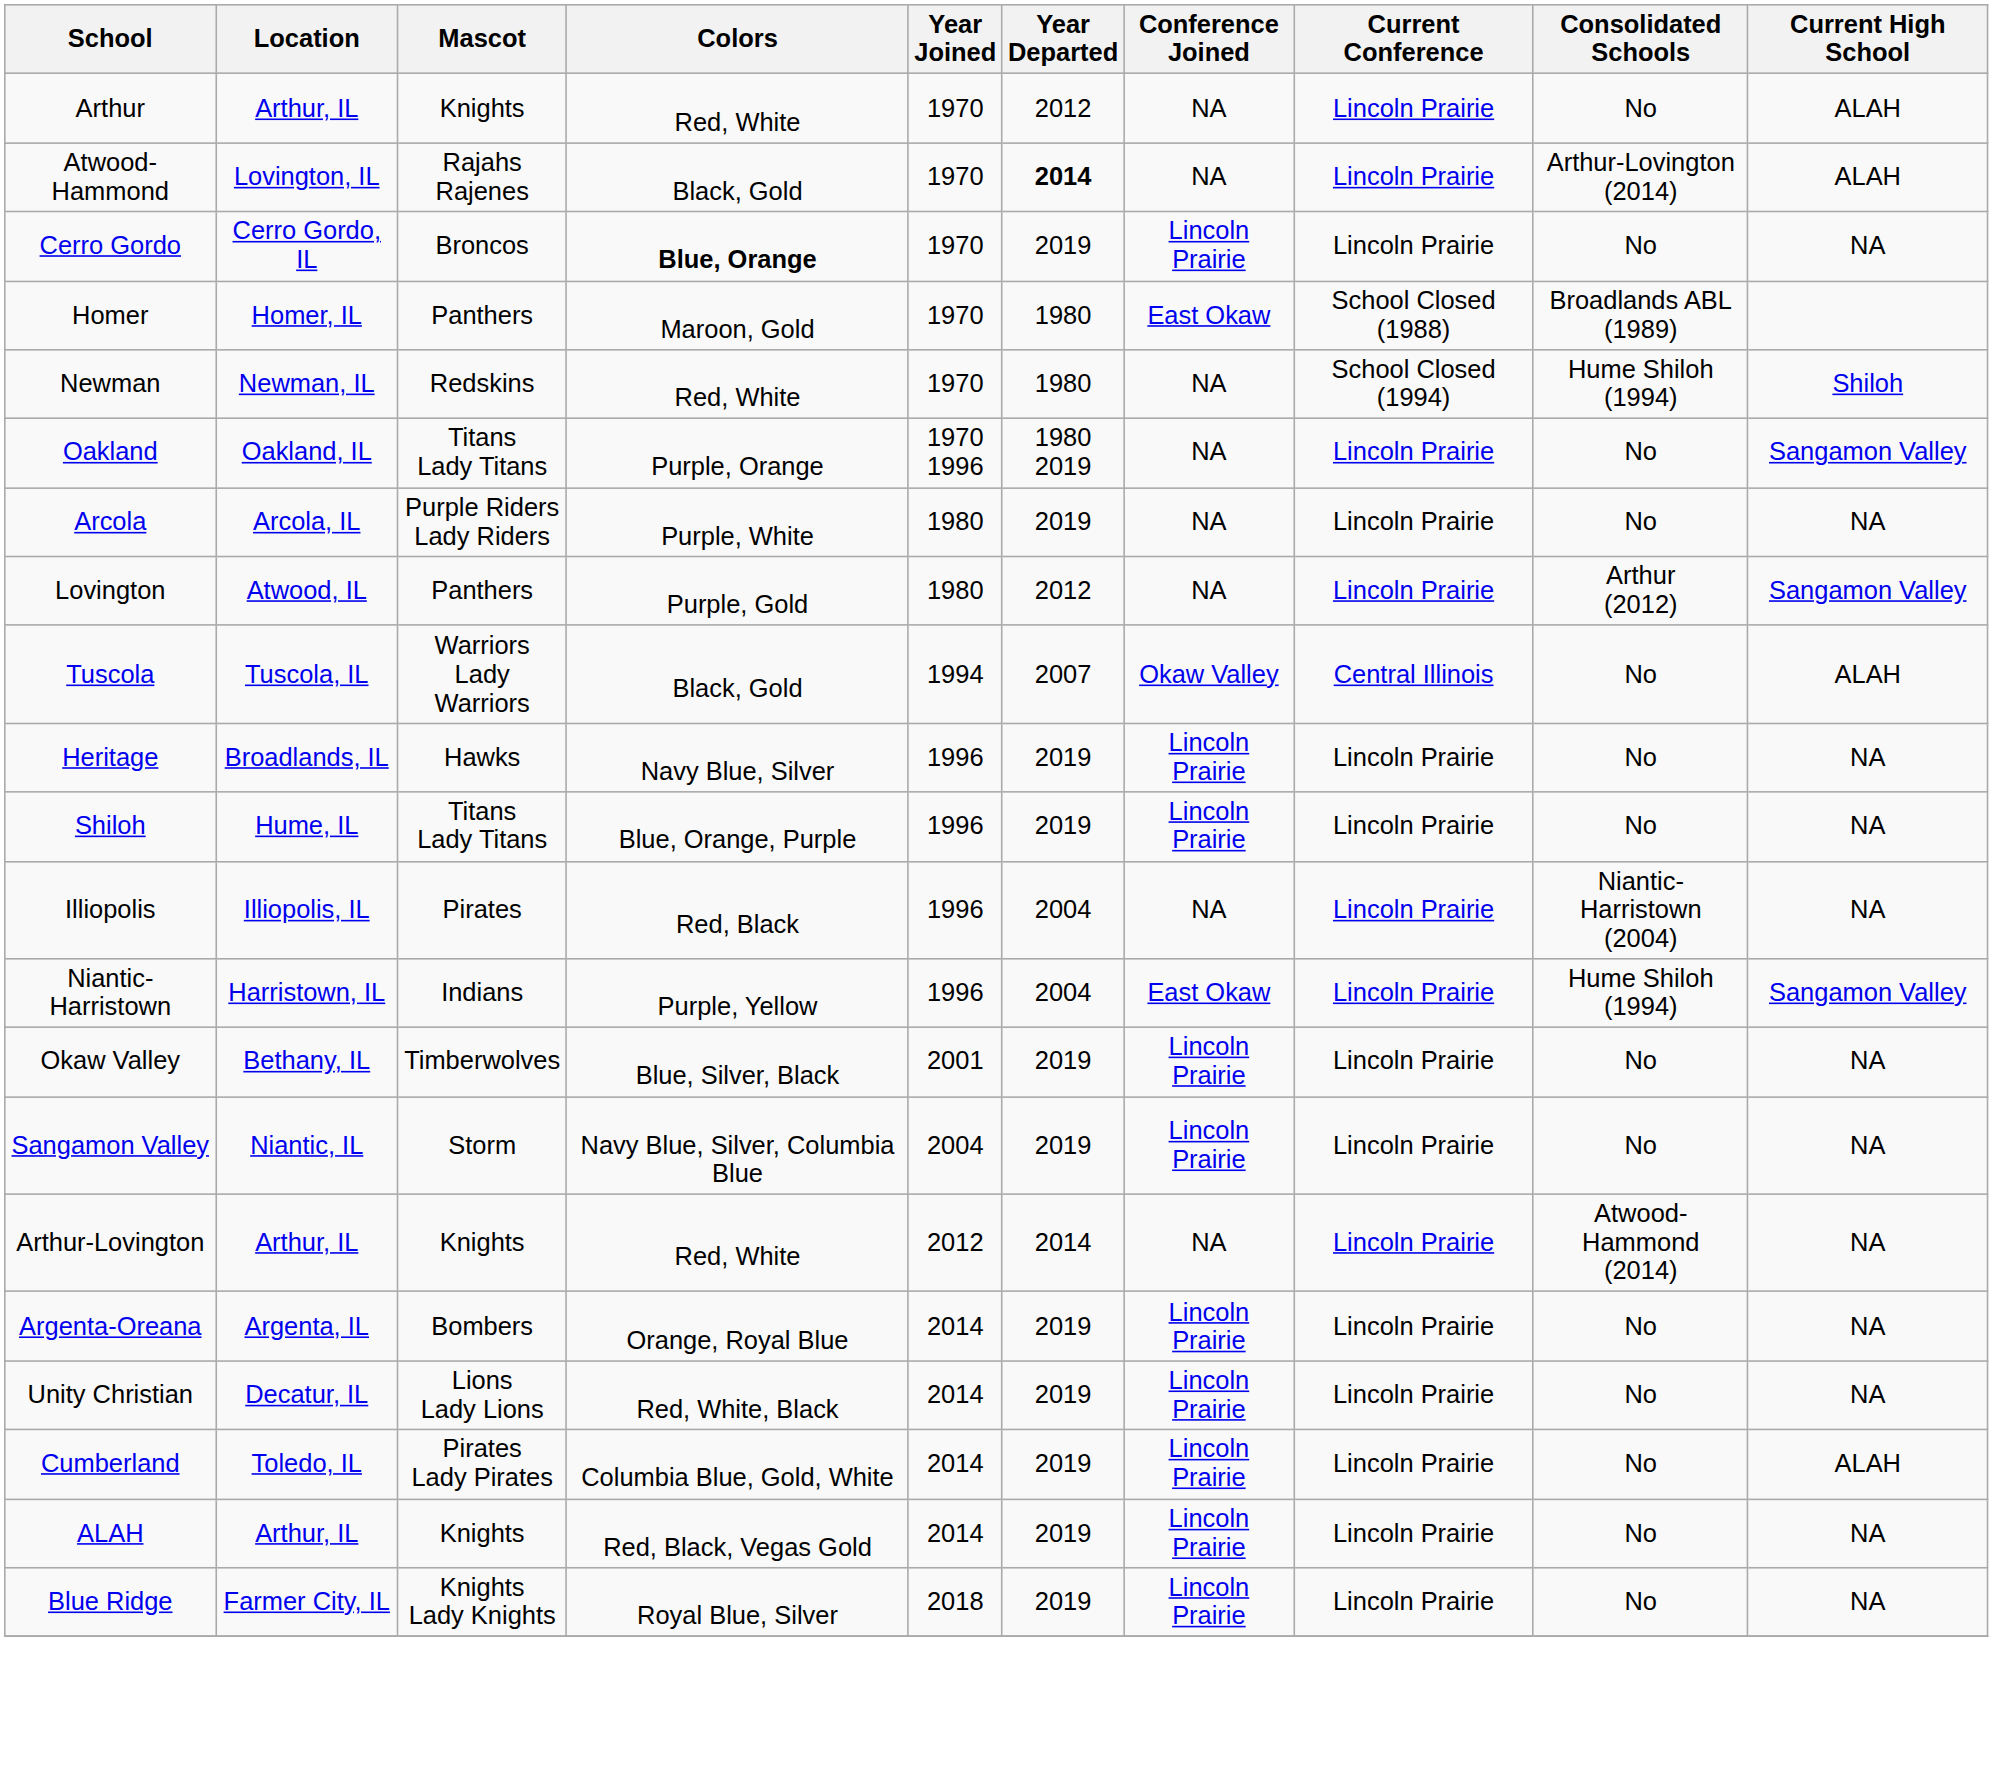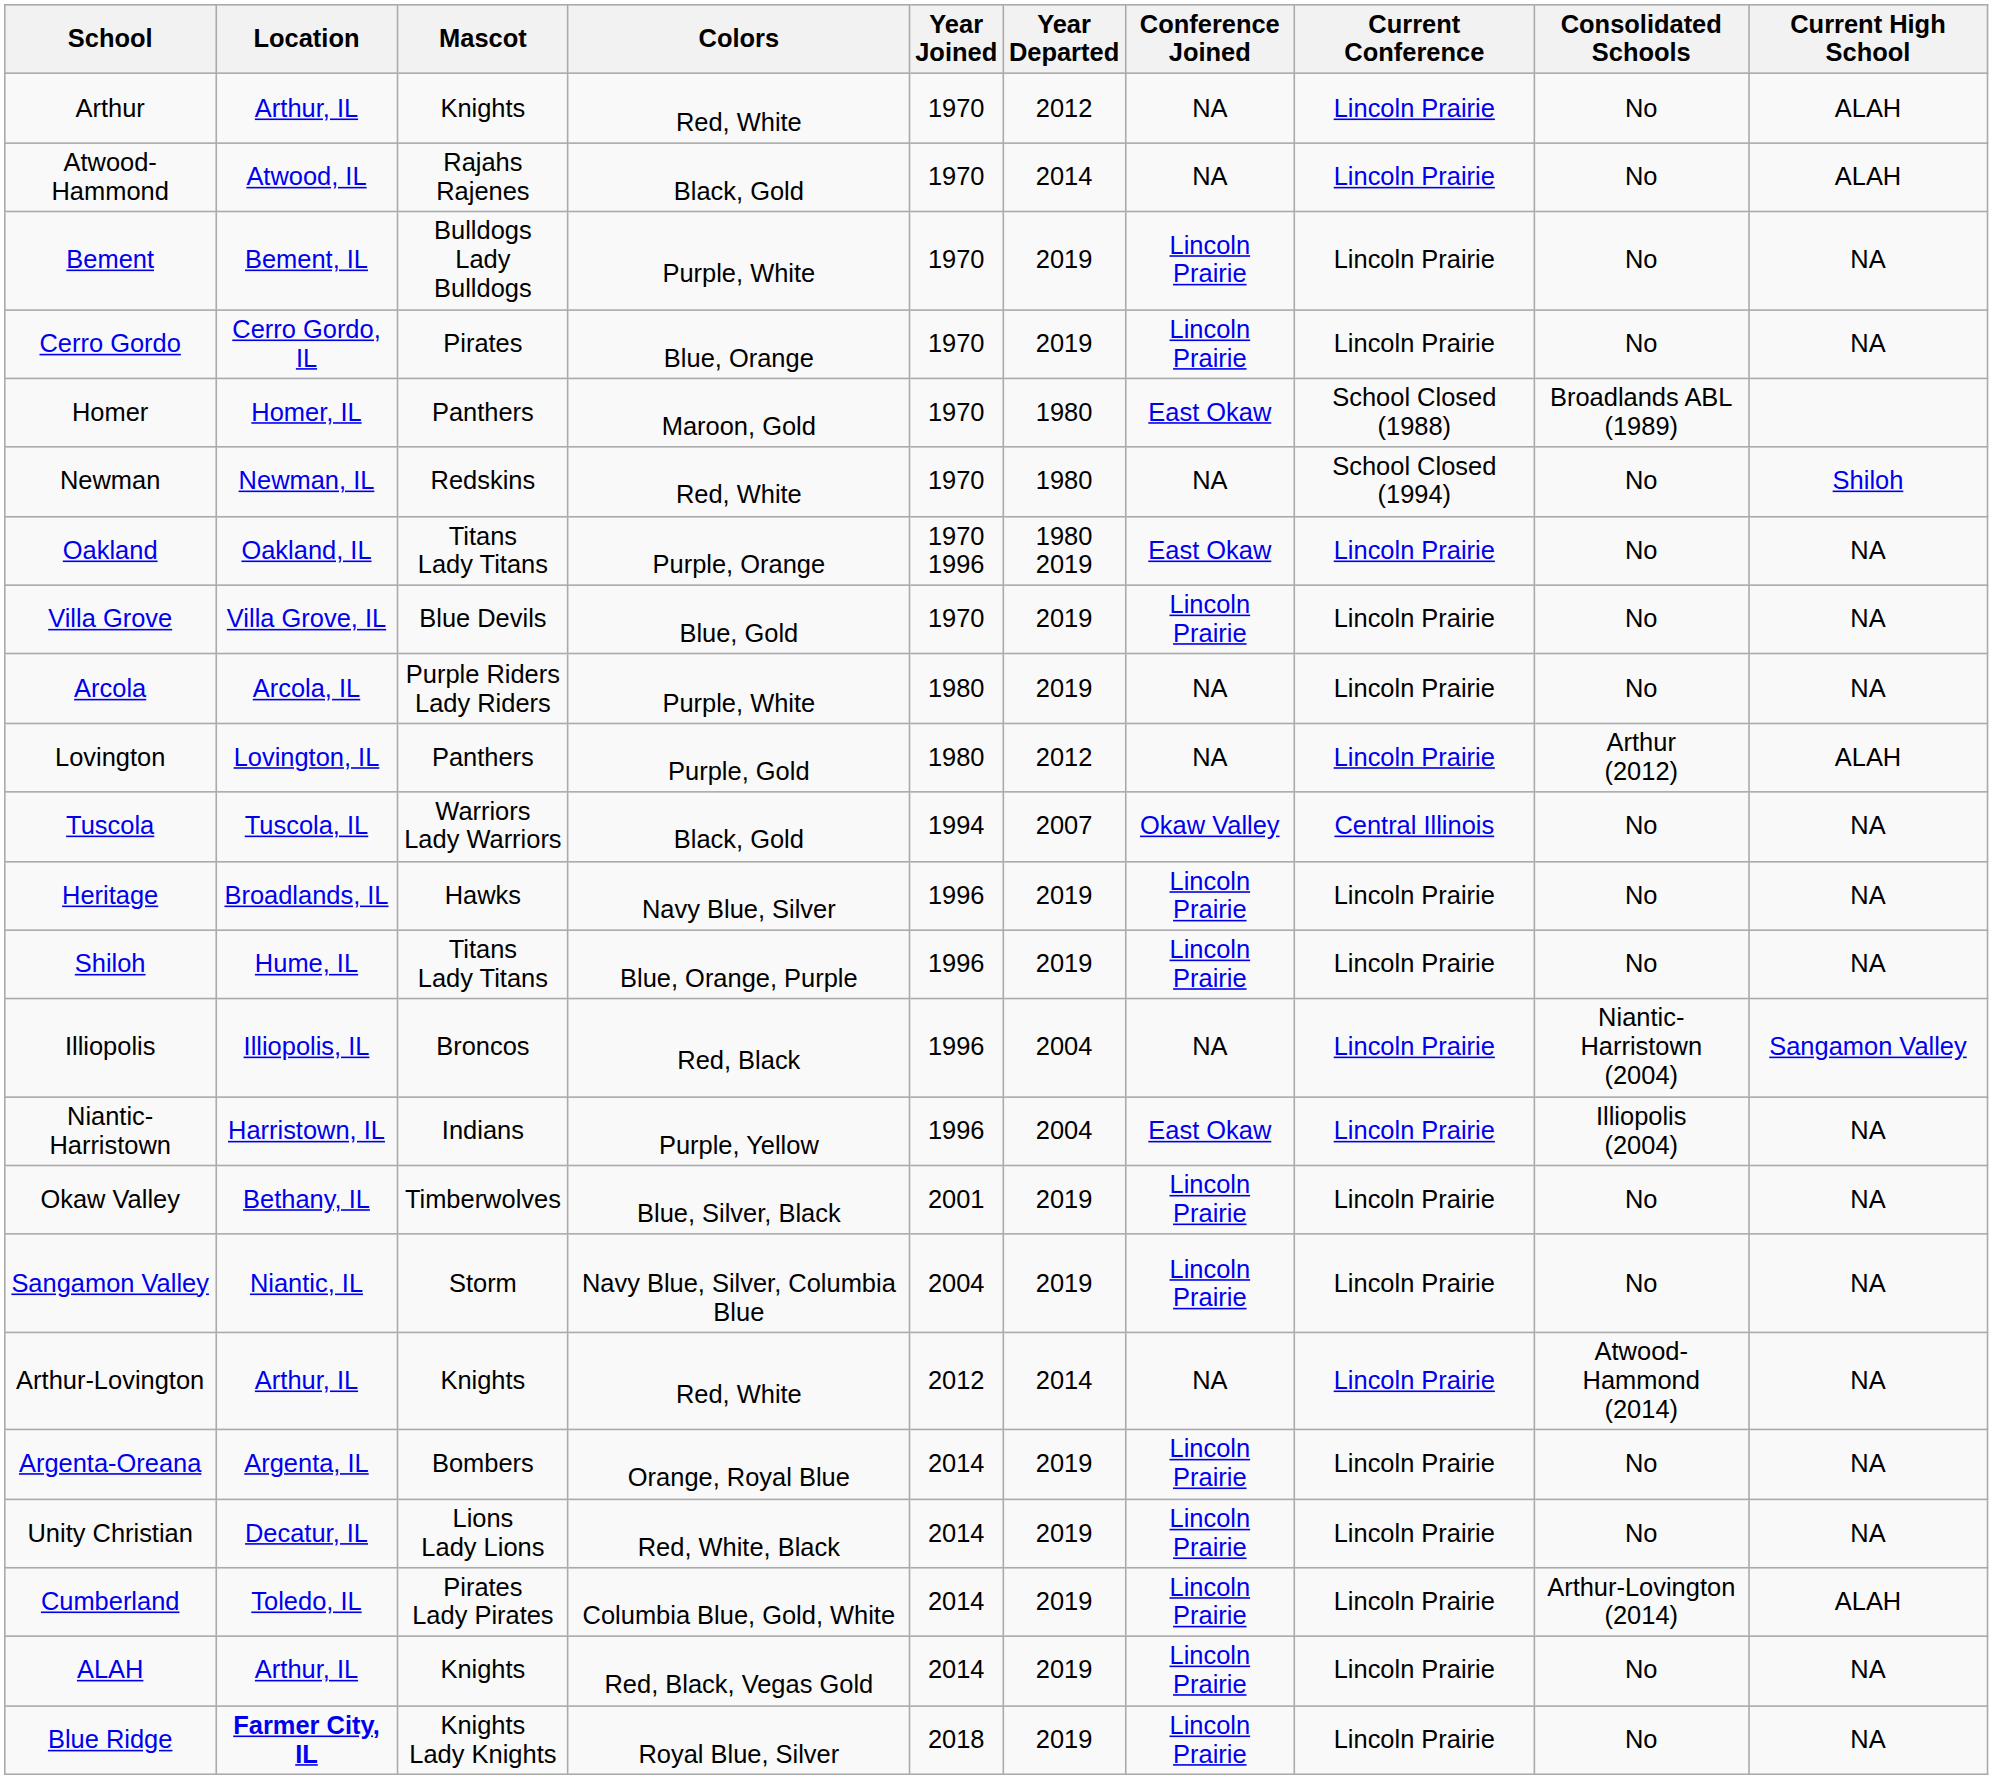(307, 176) Lovington, IL -> (306, 176) Atwood, IL
(1063, 176) bold -> (1064, 176) normal
(1641, 176) Arthur-Lovington (2014) -> (1641, 176) No
+ row: (110, 260)
(482, 245) Broncos -> (483, 343) Pirates
(737, 260) bold -> (739, 357) normal
(1641, 383) Hume Shiloh (1994) -> (1641, 481) No
(1209, 452) NA -> (1210, 550) East Okaw
(1868, 452) Sangamon Valley -> (1868, 550) NA
+ row: (110, 619)
(307, 590) Atwood, IL -> (306, 757) Lovington, IL
(1868, 590) Sangamon Valley -> (1868, 757) ALAH
(1868, 673) ALAH -> (1868, 826) NA
(482, 909) Pirates -> (483, 1047) Broncos
(1868, 909) NA -> (1868, 1047) Sangamon Valley
(1641, 992) Hume Shiloh (1994) -> (1641, 1130) Illiopolis (2004)
(1868, 992) Sangamon Valley -> (1868, 1130) NA
(1641, 1463) No -> (1641, 1601) Arthur-Lovington (2014)
(307, 1601) normal -> (306, 1739) bold
